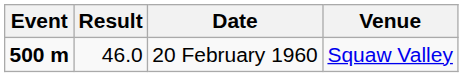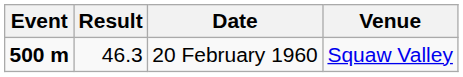(122, 54) 46.0 -> (122, 54) 46.3
